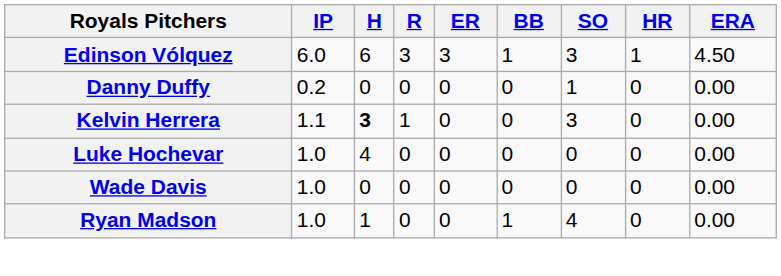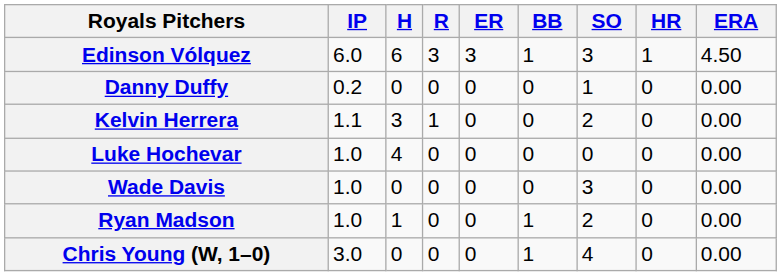(365, 120) bold -> (397, 120) normal
(572, 120) 3 -> (588, 120) 2
(572, 187) 0 -> (588, 187) 3
(572, 220) 4 -> (588, 220) 2
+ row: (166, 253)
